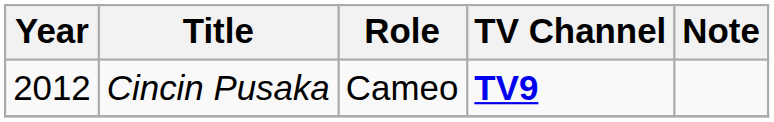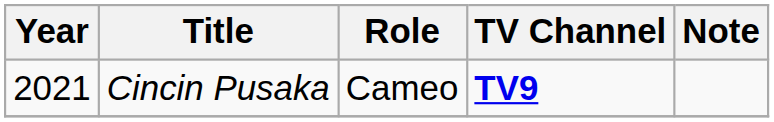(52, 87) 2012 -> (52, 87) 2021
